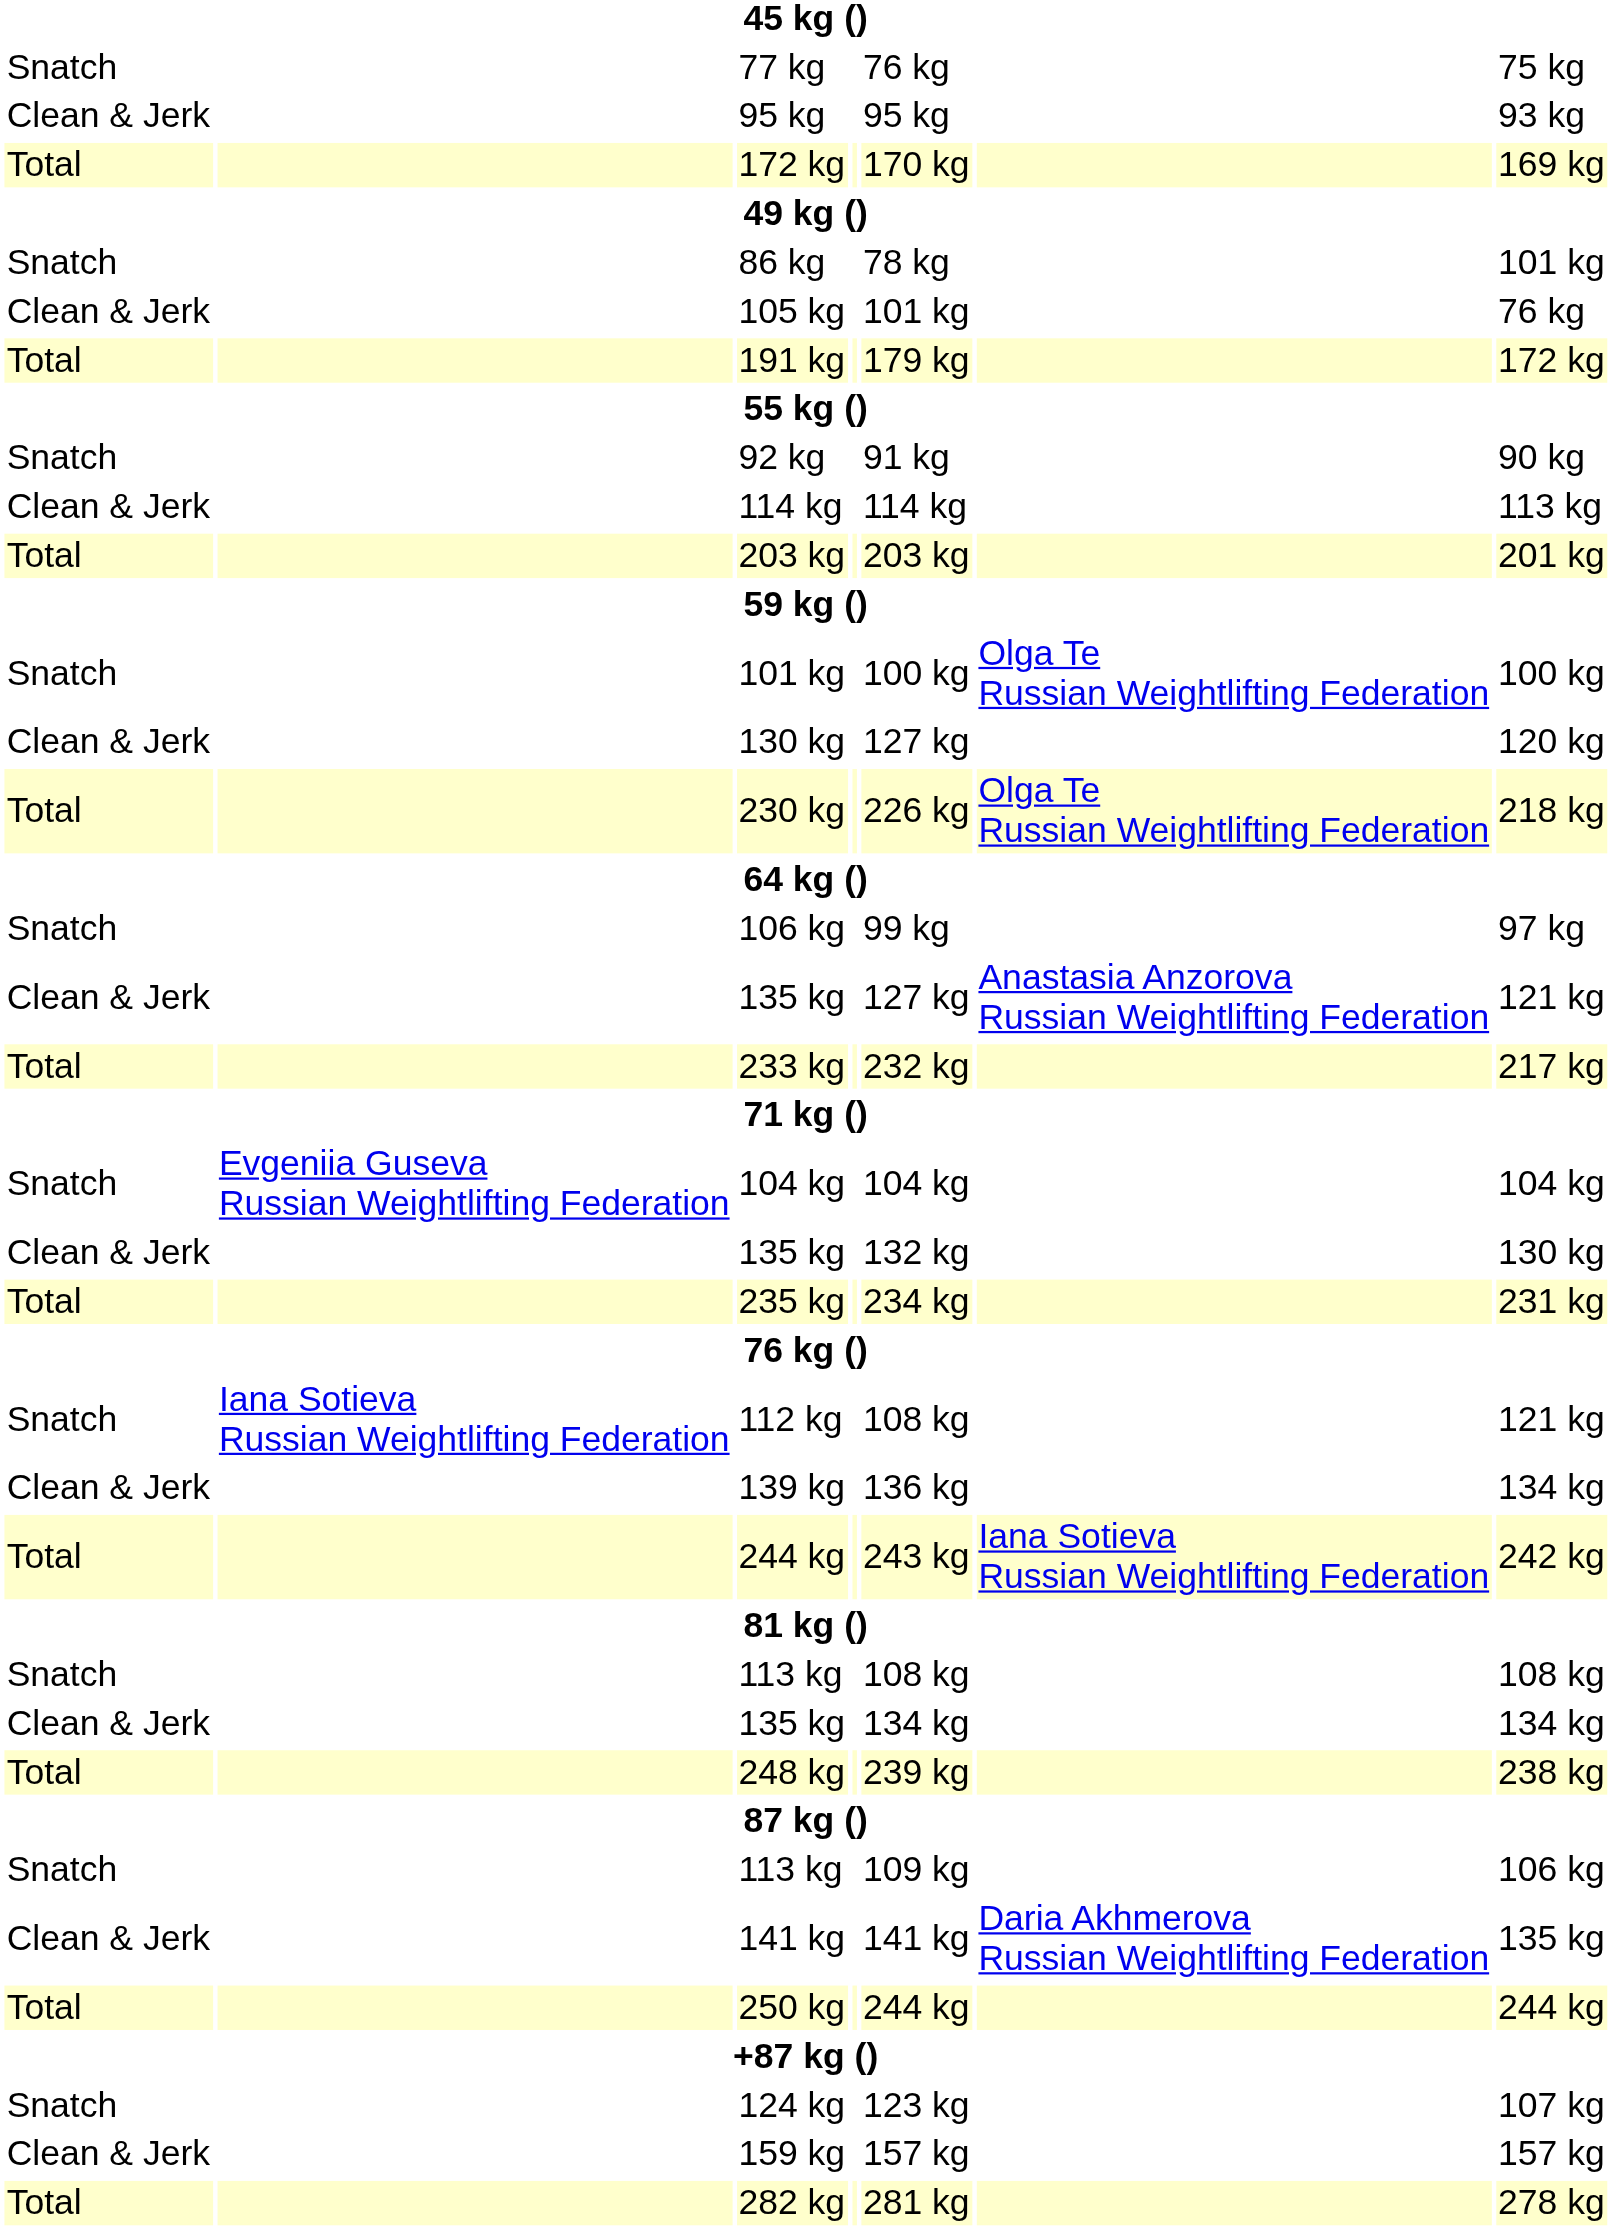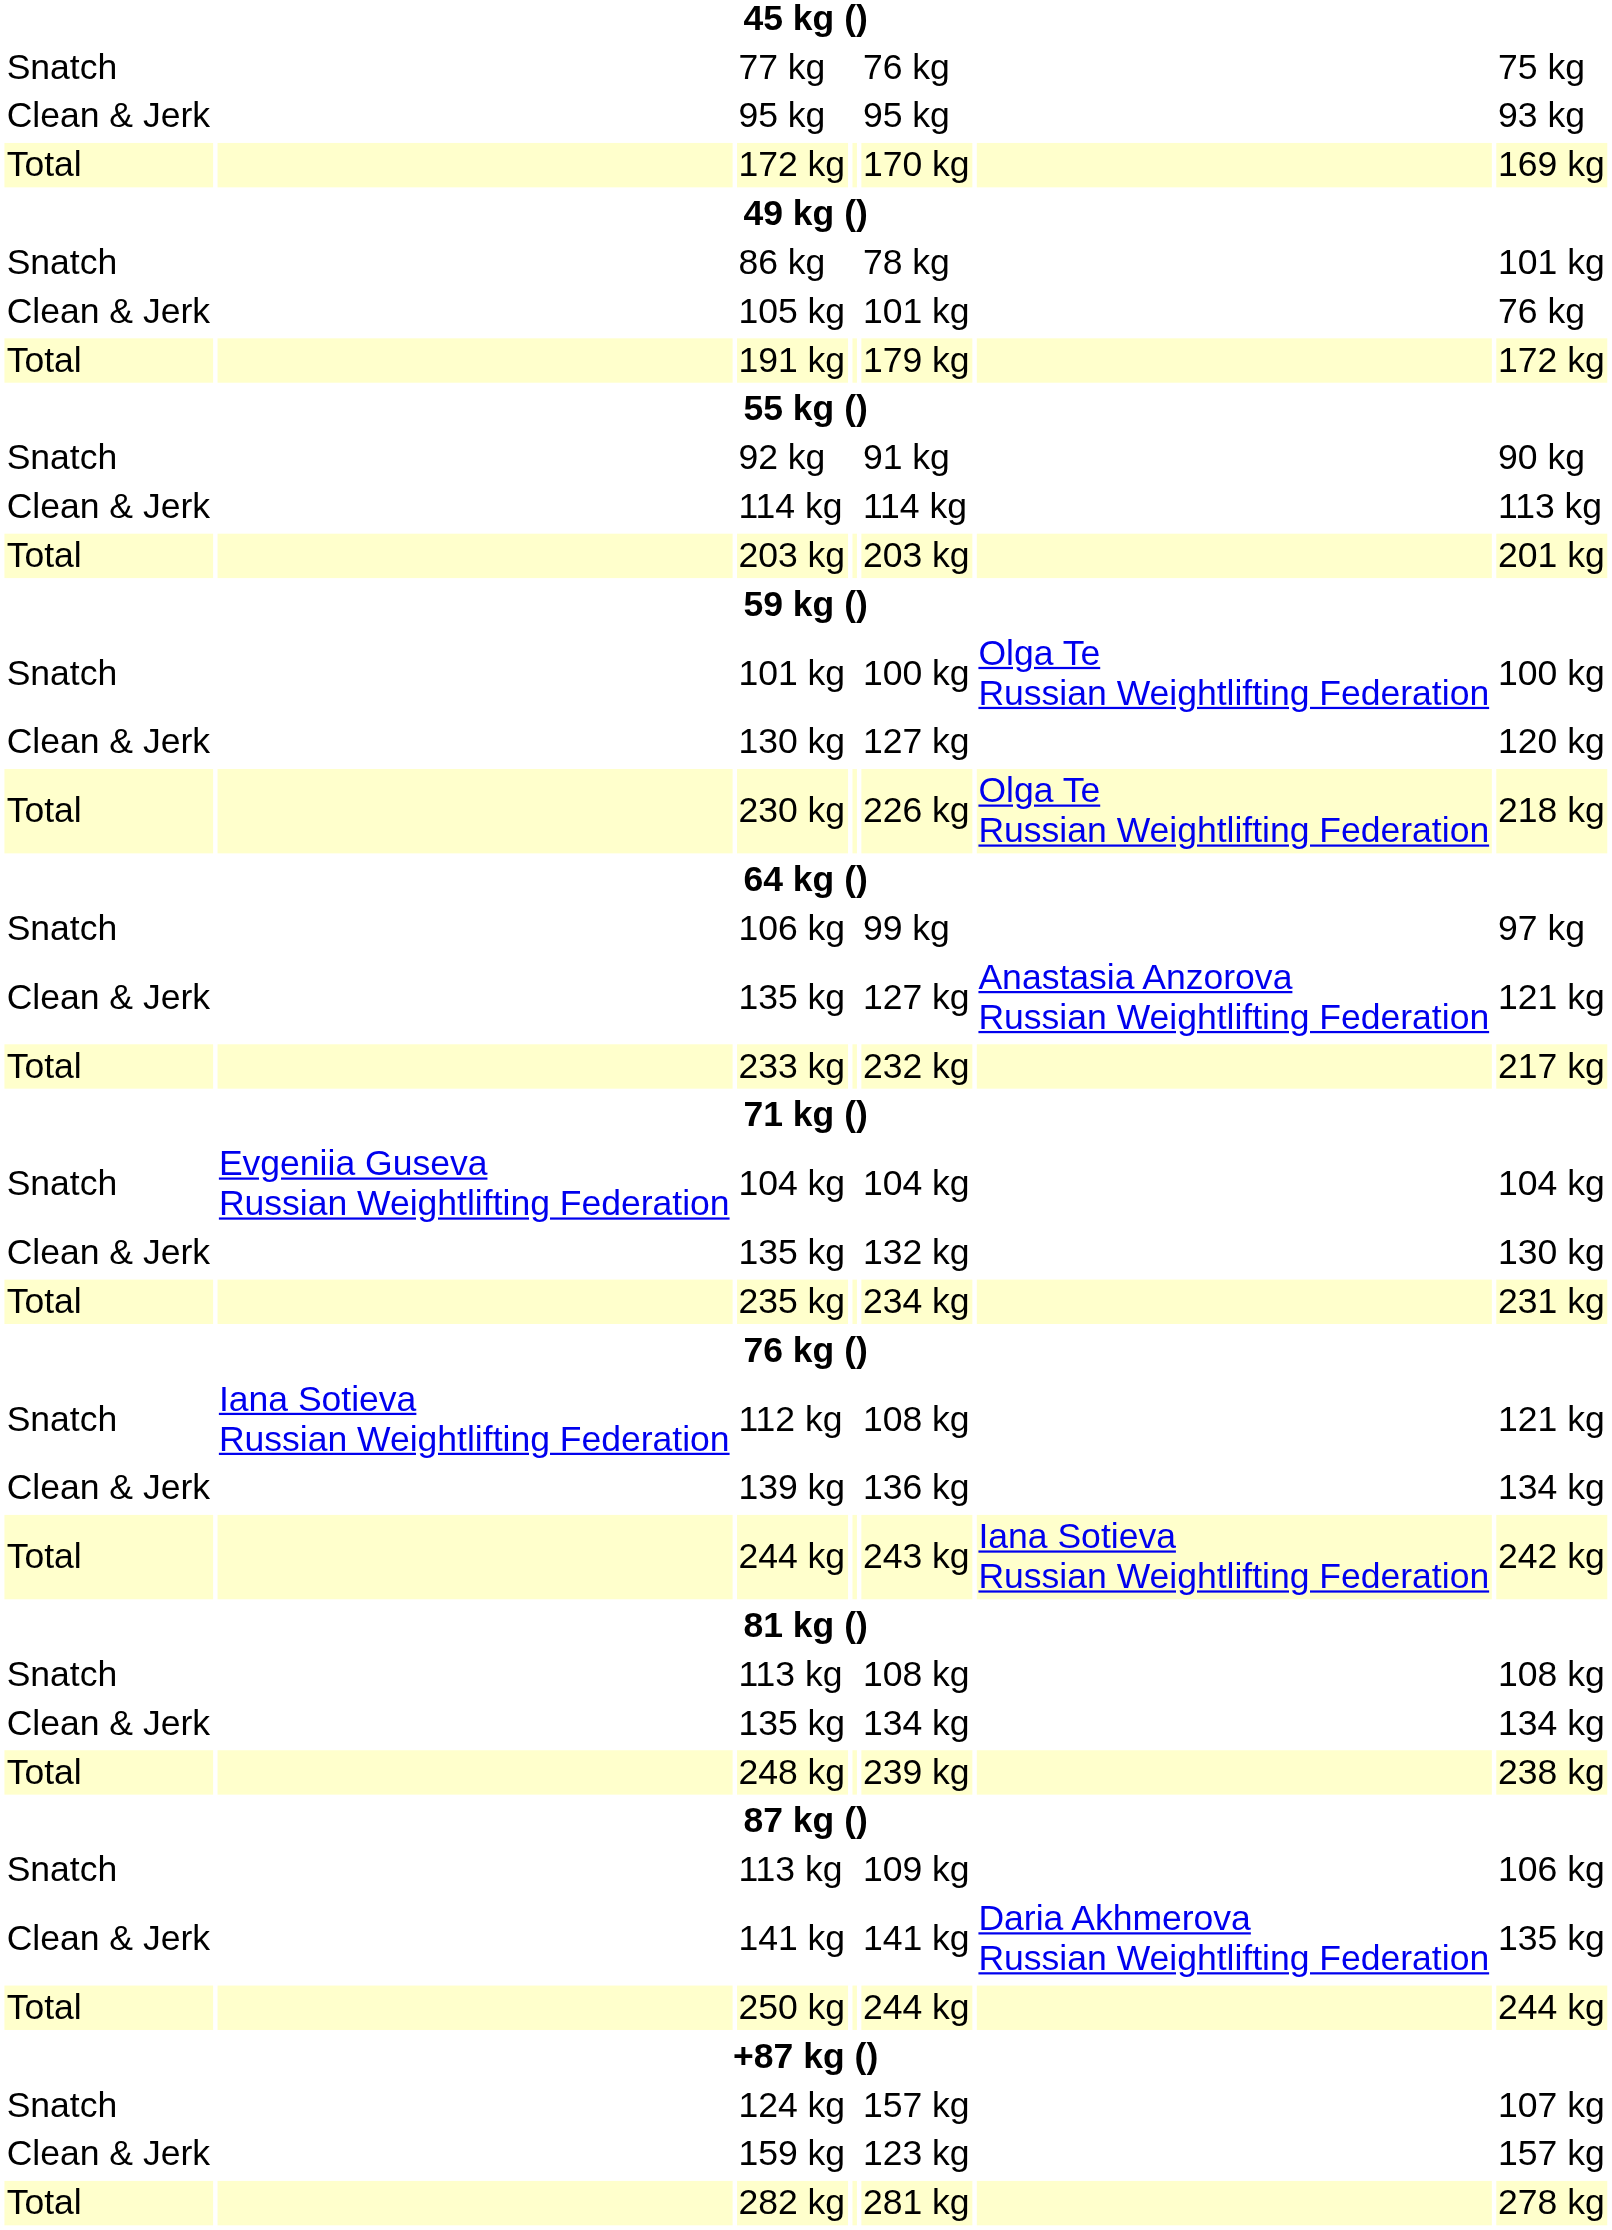(916, 2104) 123 kg -> (916, 2104) 157 kg
(916, 2153) 157 kg -> (916, 2153) 123 kg
